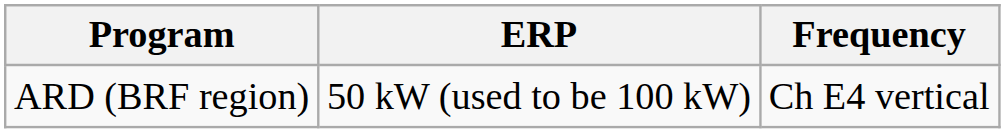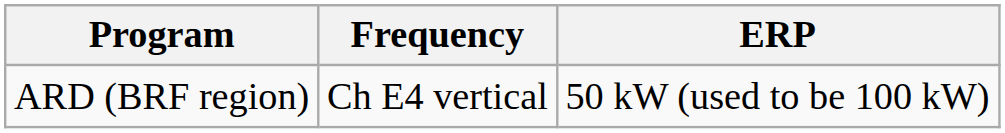columns swapped: (879, 34) <-> (539, 34)
